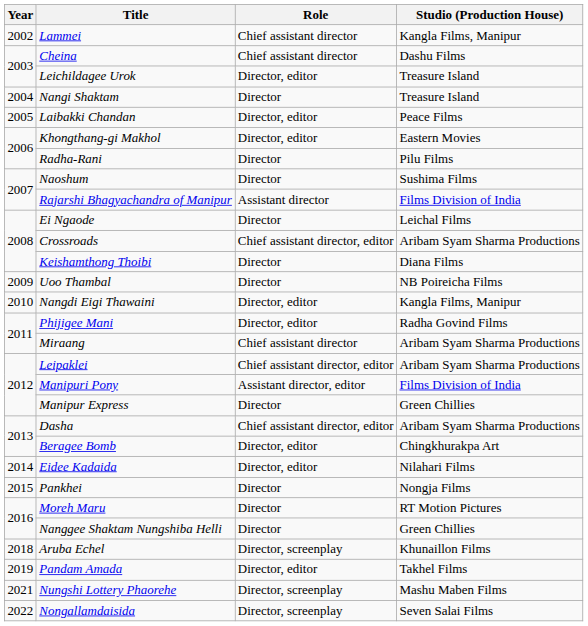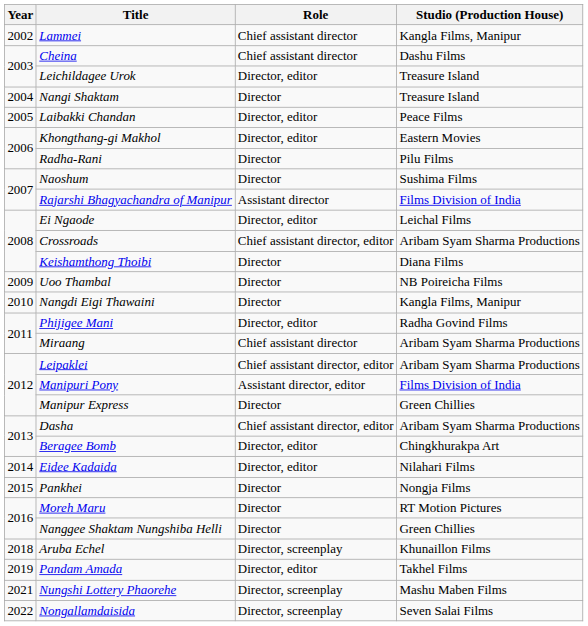(259, 220) Director -> (278, 220) Director, editor
(278, 302) Director, editor -> (259, 302) Director
